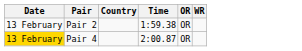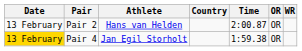+ column: (144, 11)
(158, 25) 1:59.38 -> (249, 25) 2:00.87
(158, 39) 2:00.87 -> (249, 39) 1:59.38
